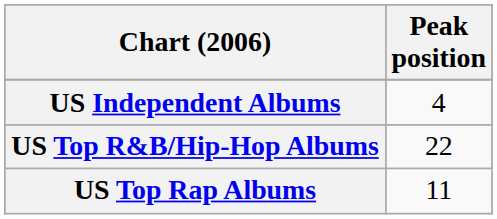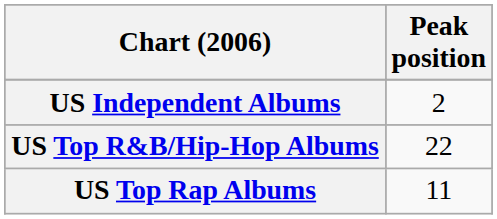(439, 102) 4 -> (439, 102) 2
